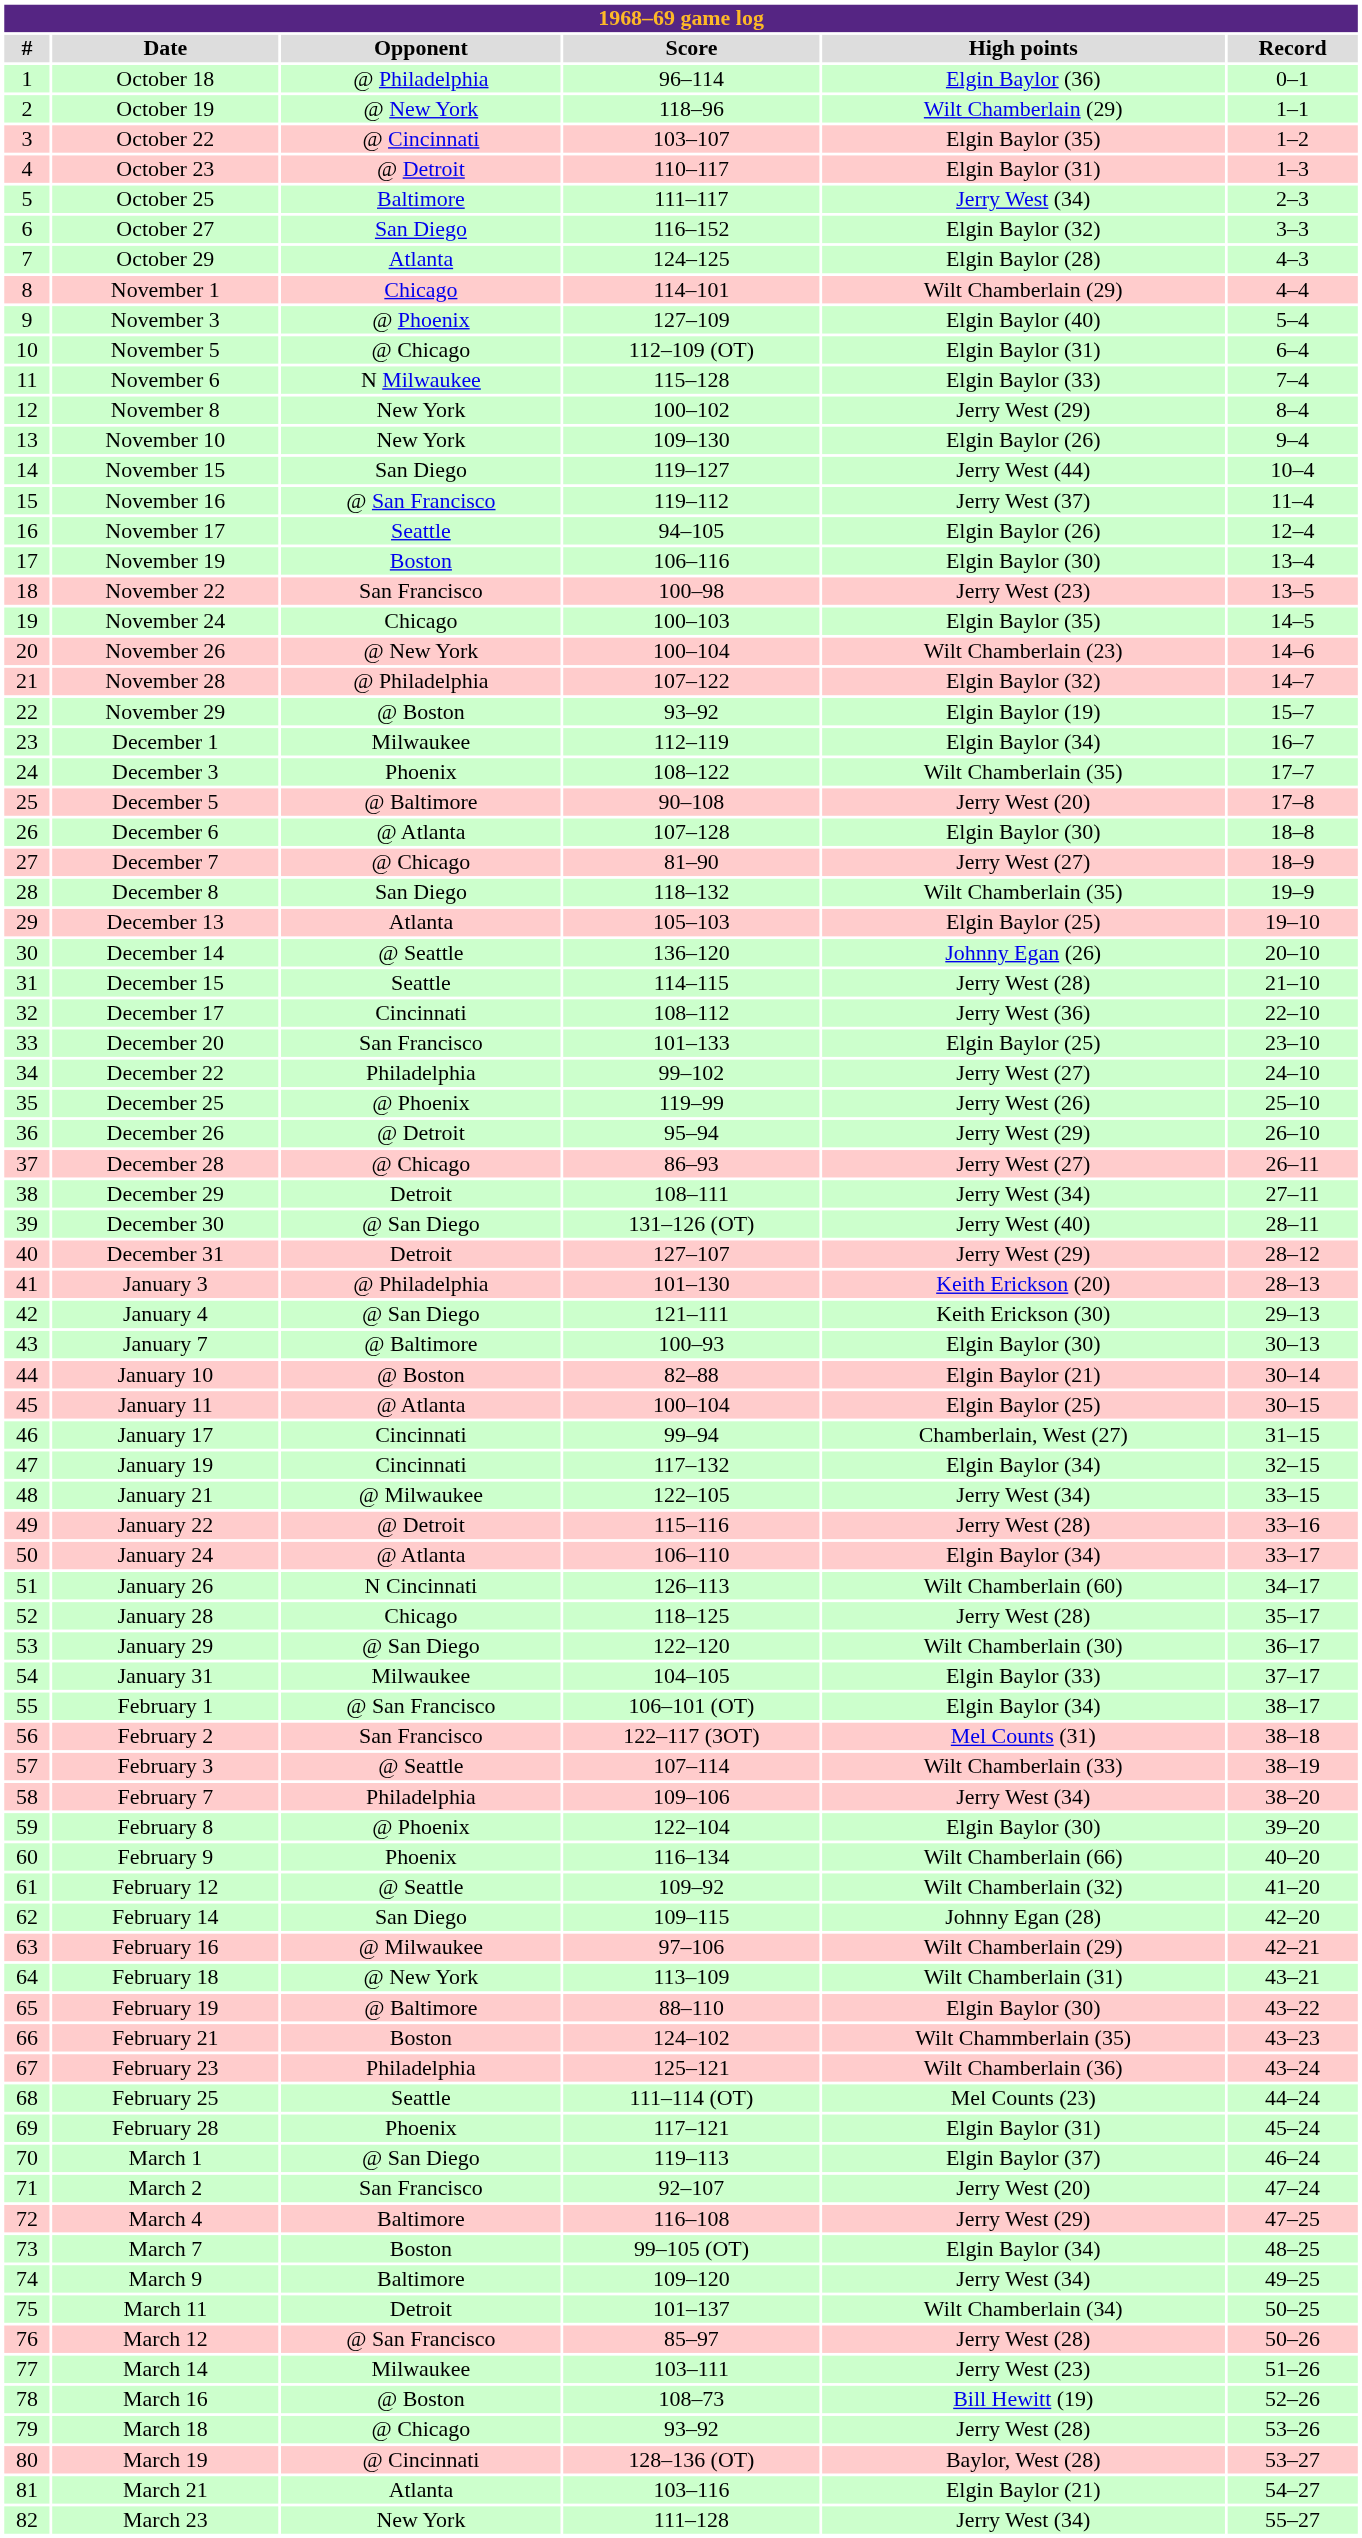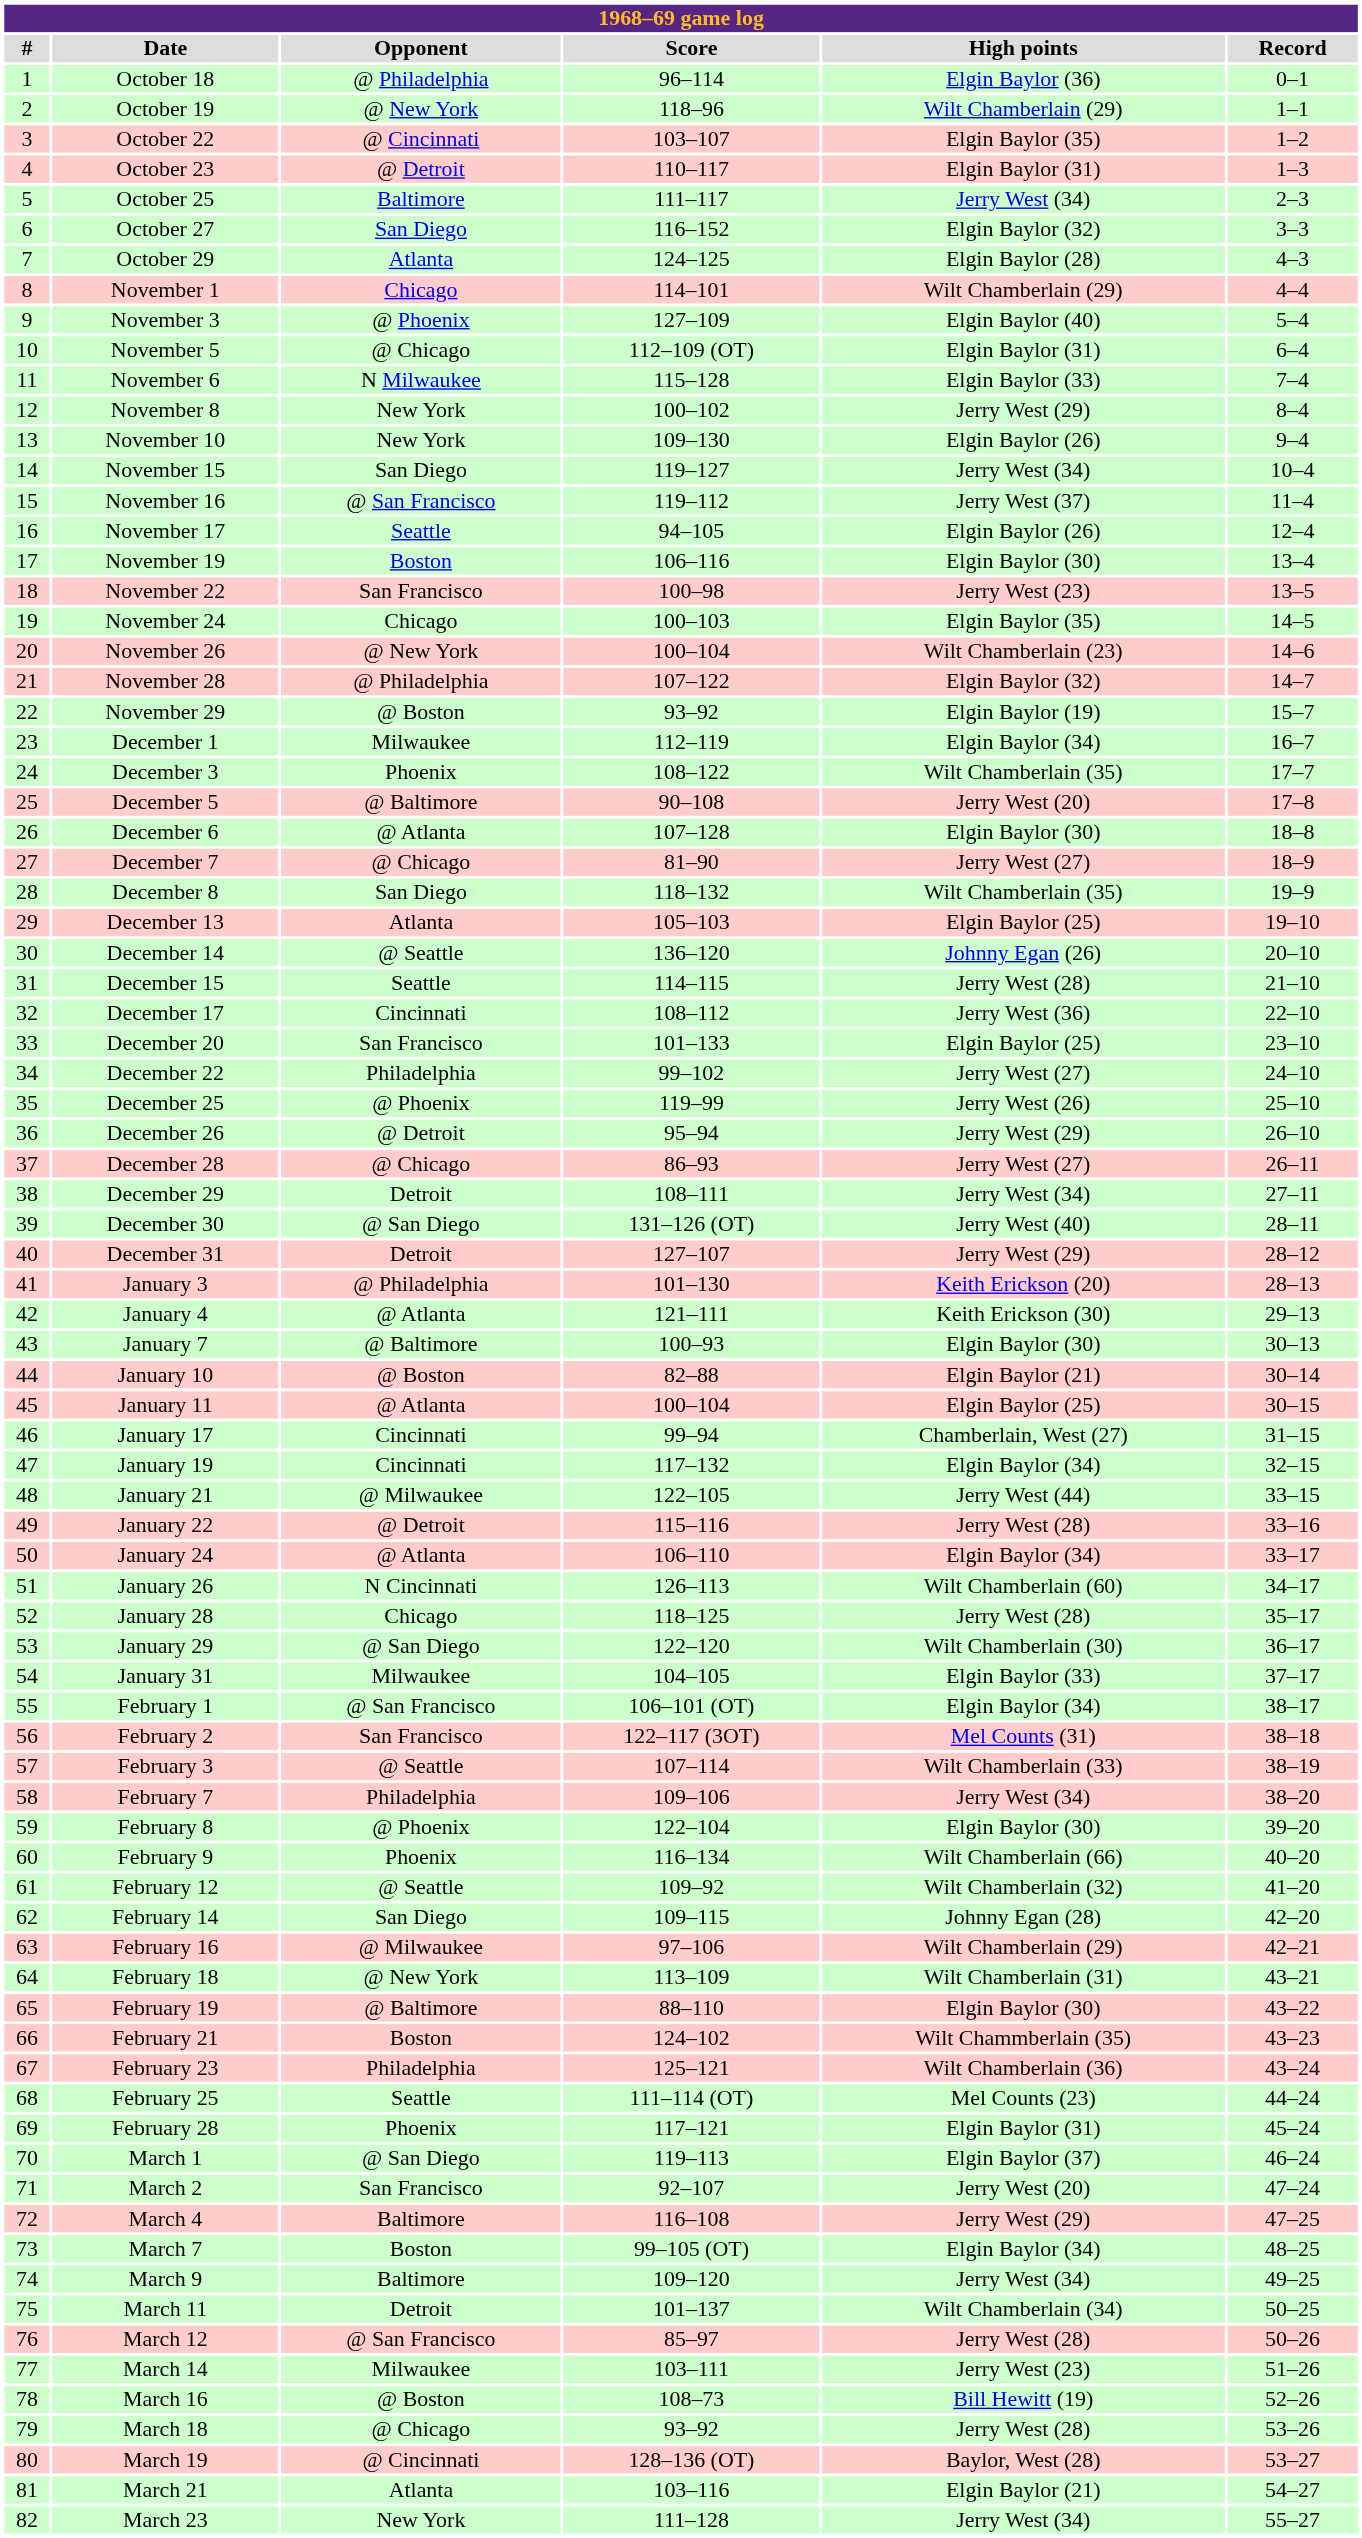(1023, 470) Jerry West (44) -> (1023, 470) Jerry West (34)
(421, 1314) @ San Diego -> (421, 1314) @ Atlanta
(1023, 1495) Jerry West (34) -> (1023, 1495) Jerry West (44)
